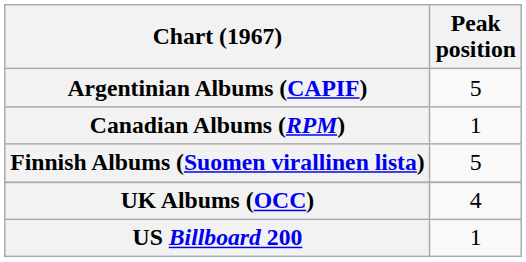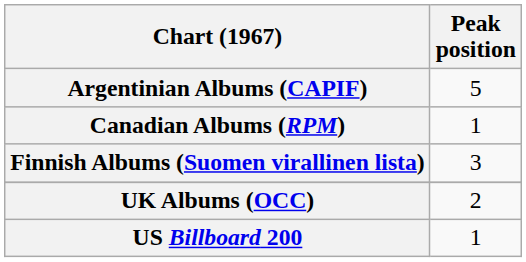(476, 162) 5 -> (476, 162) 3
(476, 200) 4 -> (476, 200) 2
